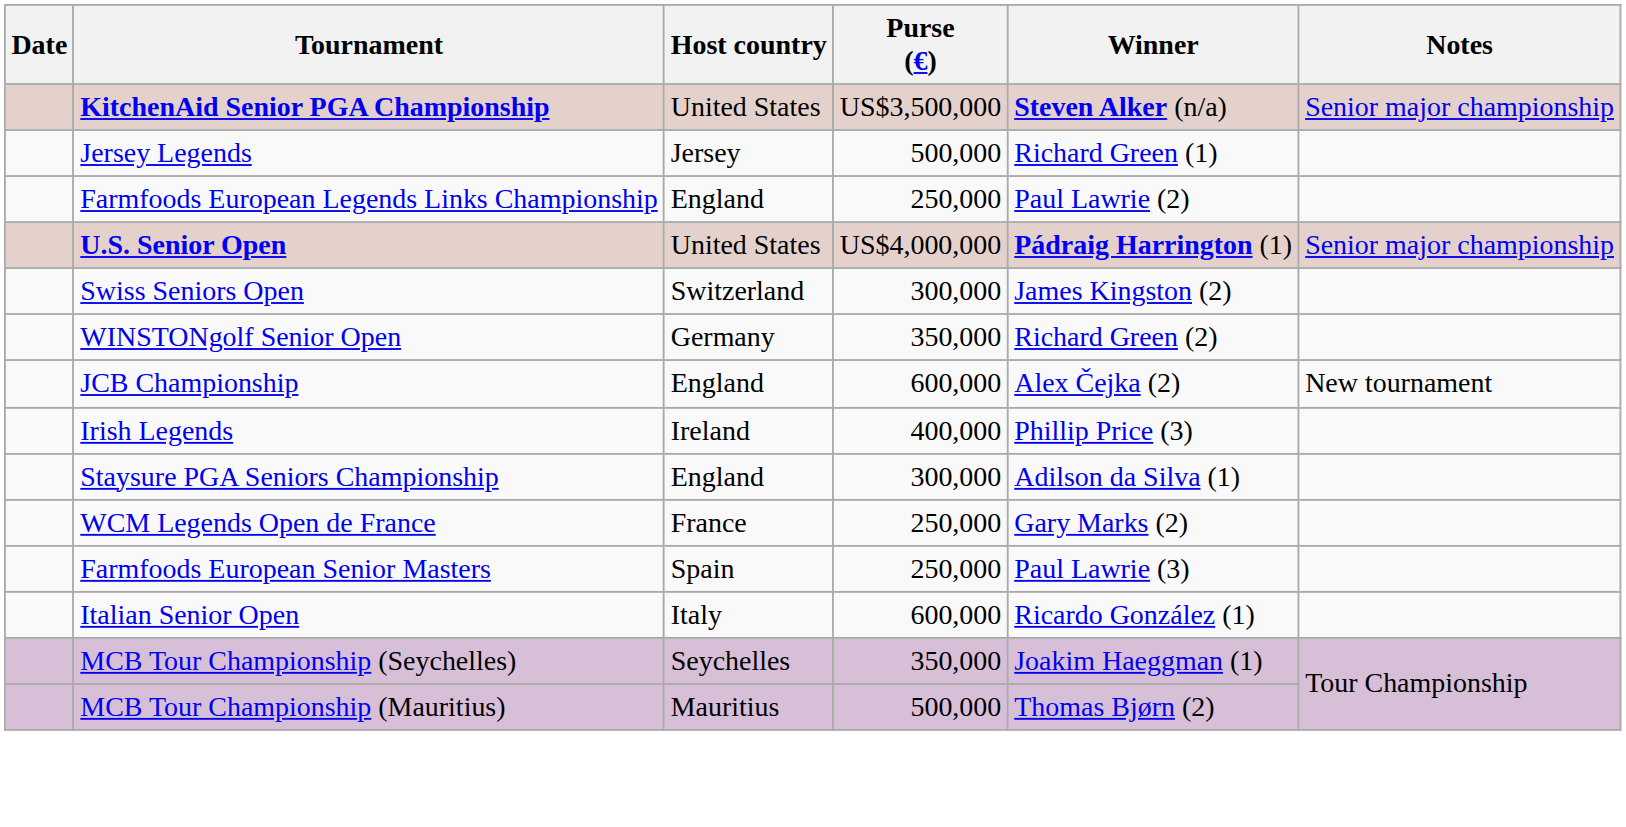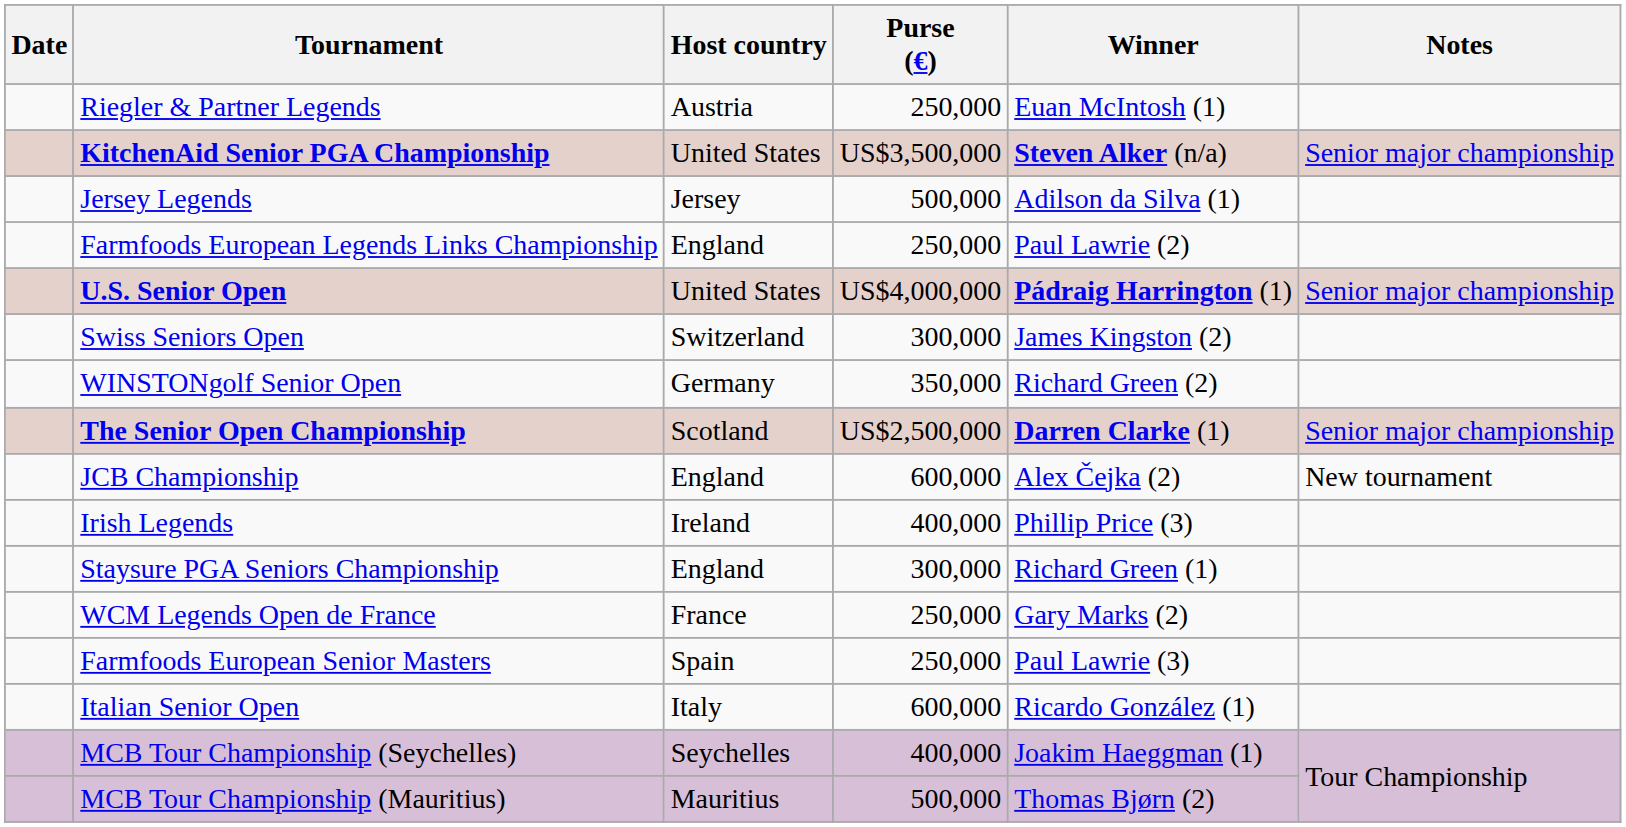+ row: (230, 106)
(1116, 153) Richard Green (1) -> (1127, 199) Adilson da Silva (1)
+ row: (273, 429)
(1127, 475) Adilson da Silva (1) -> (1116, 568) Richard Green (1)
(956, 660) 350,000 -> (956, 752) 400,000
